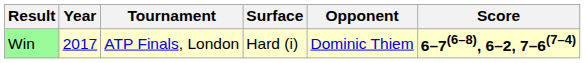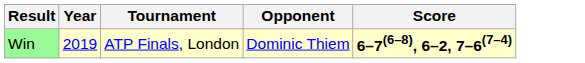- column: (275, 16)
(80, 43) 2017 -> (80, 43) 2019
